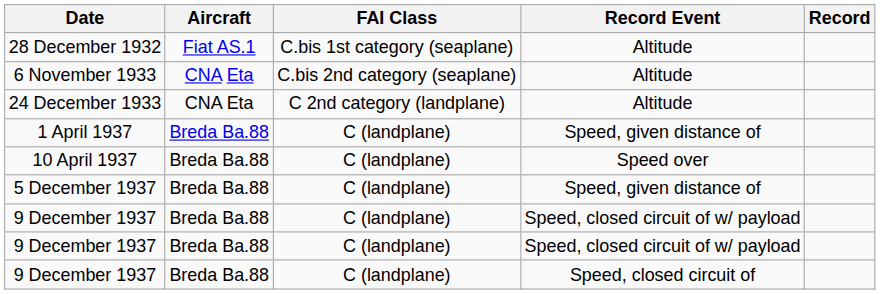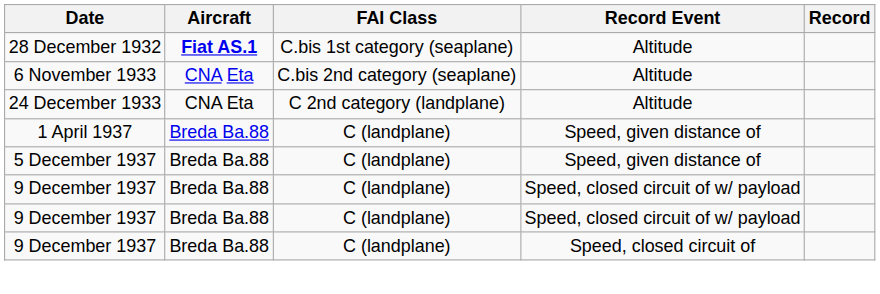(219, 47) normal -> (219, 47) bold
- row: (85, 160)
